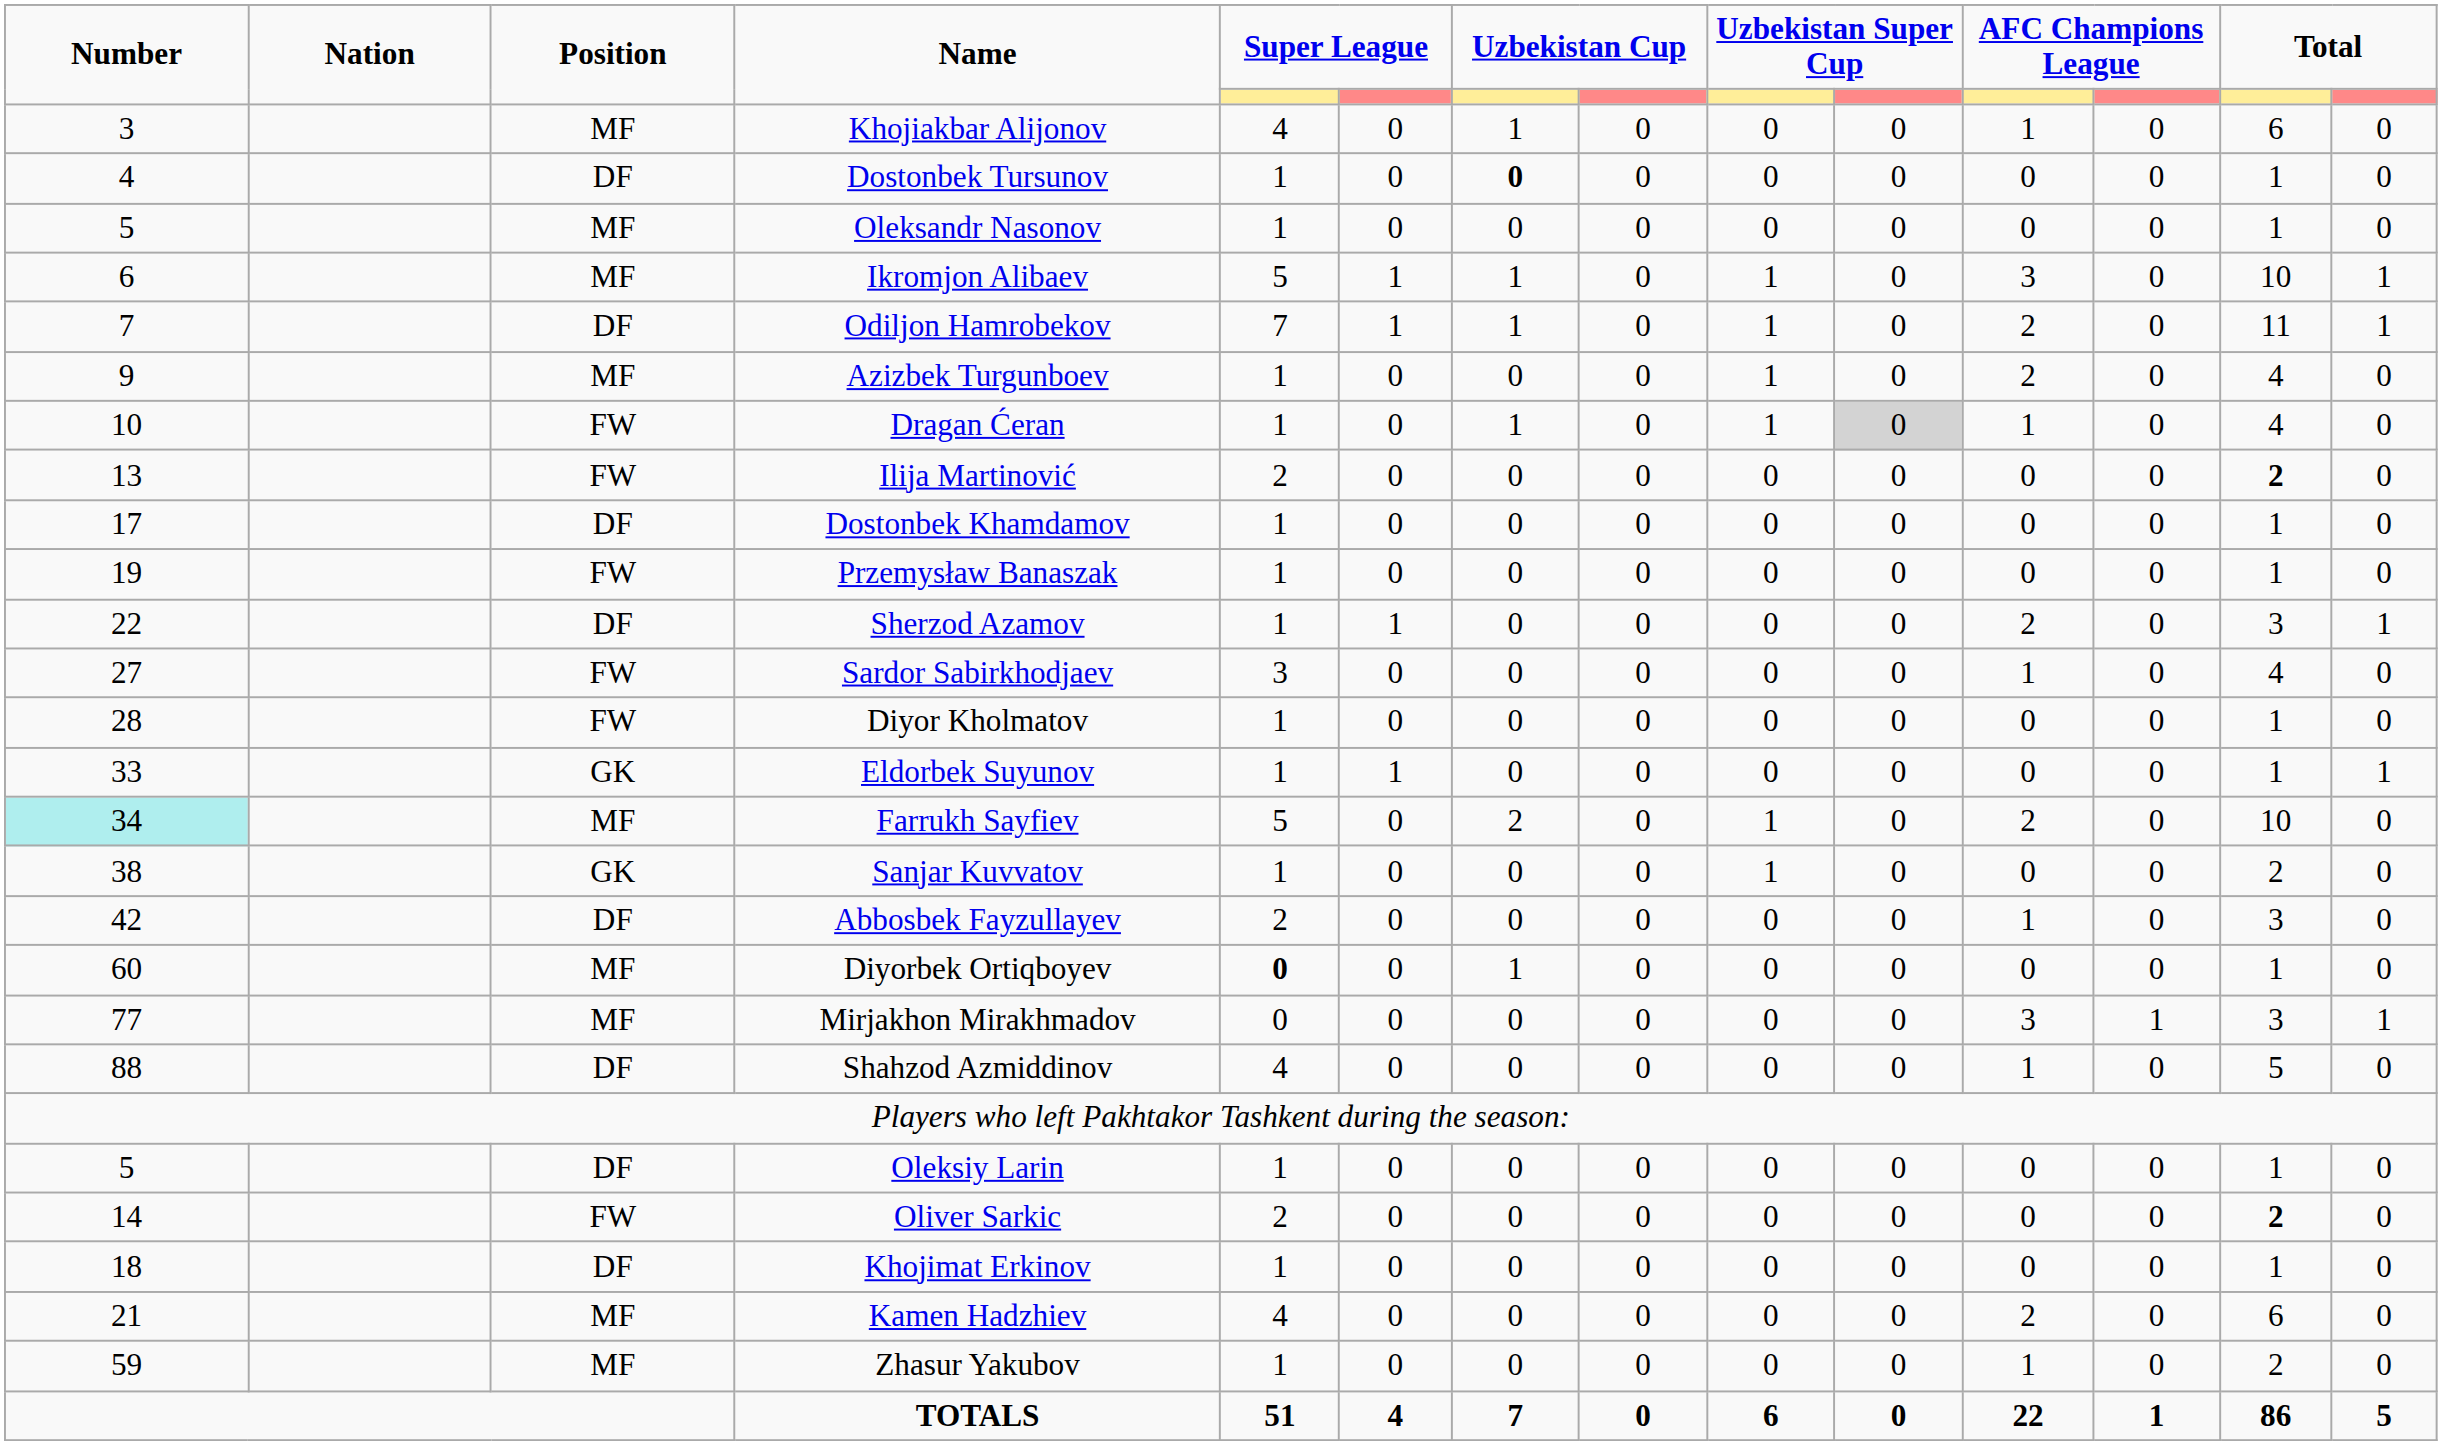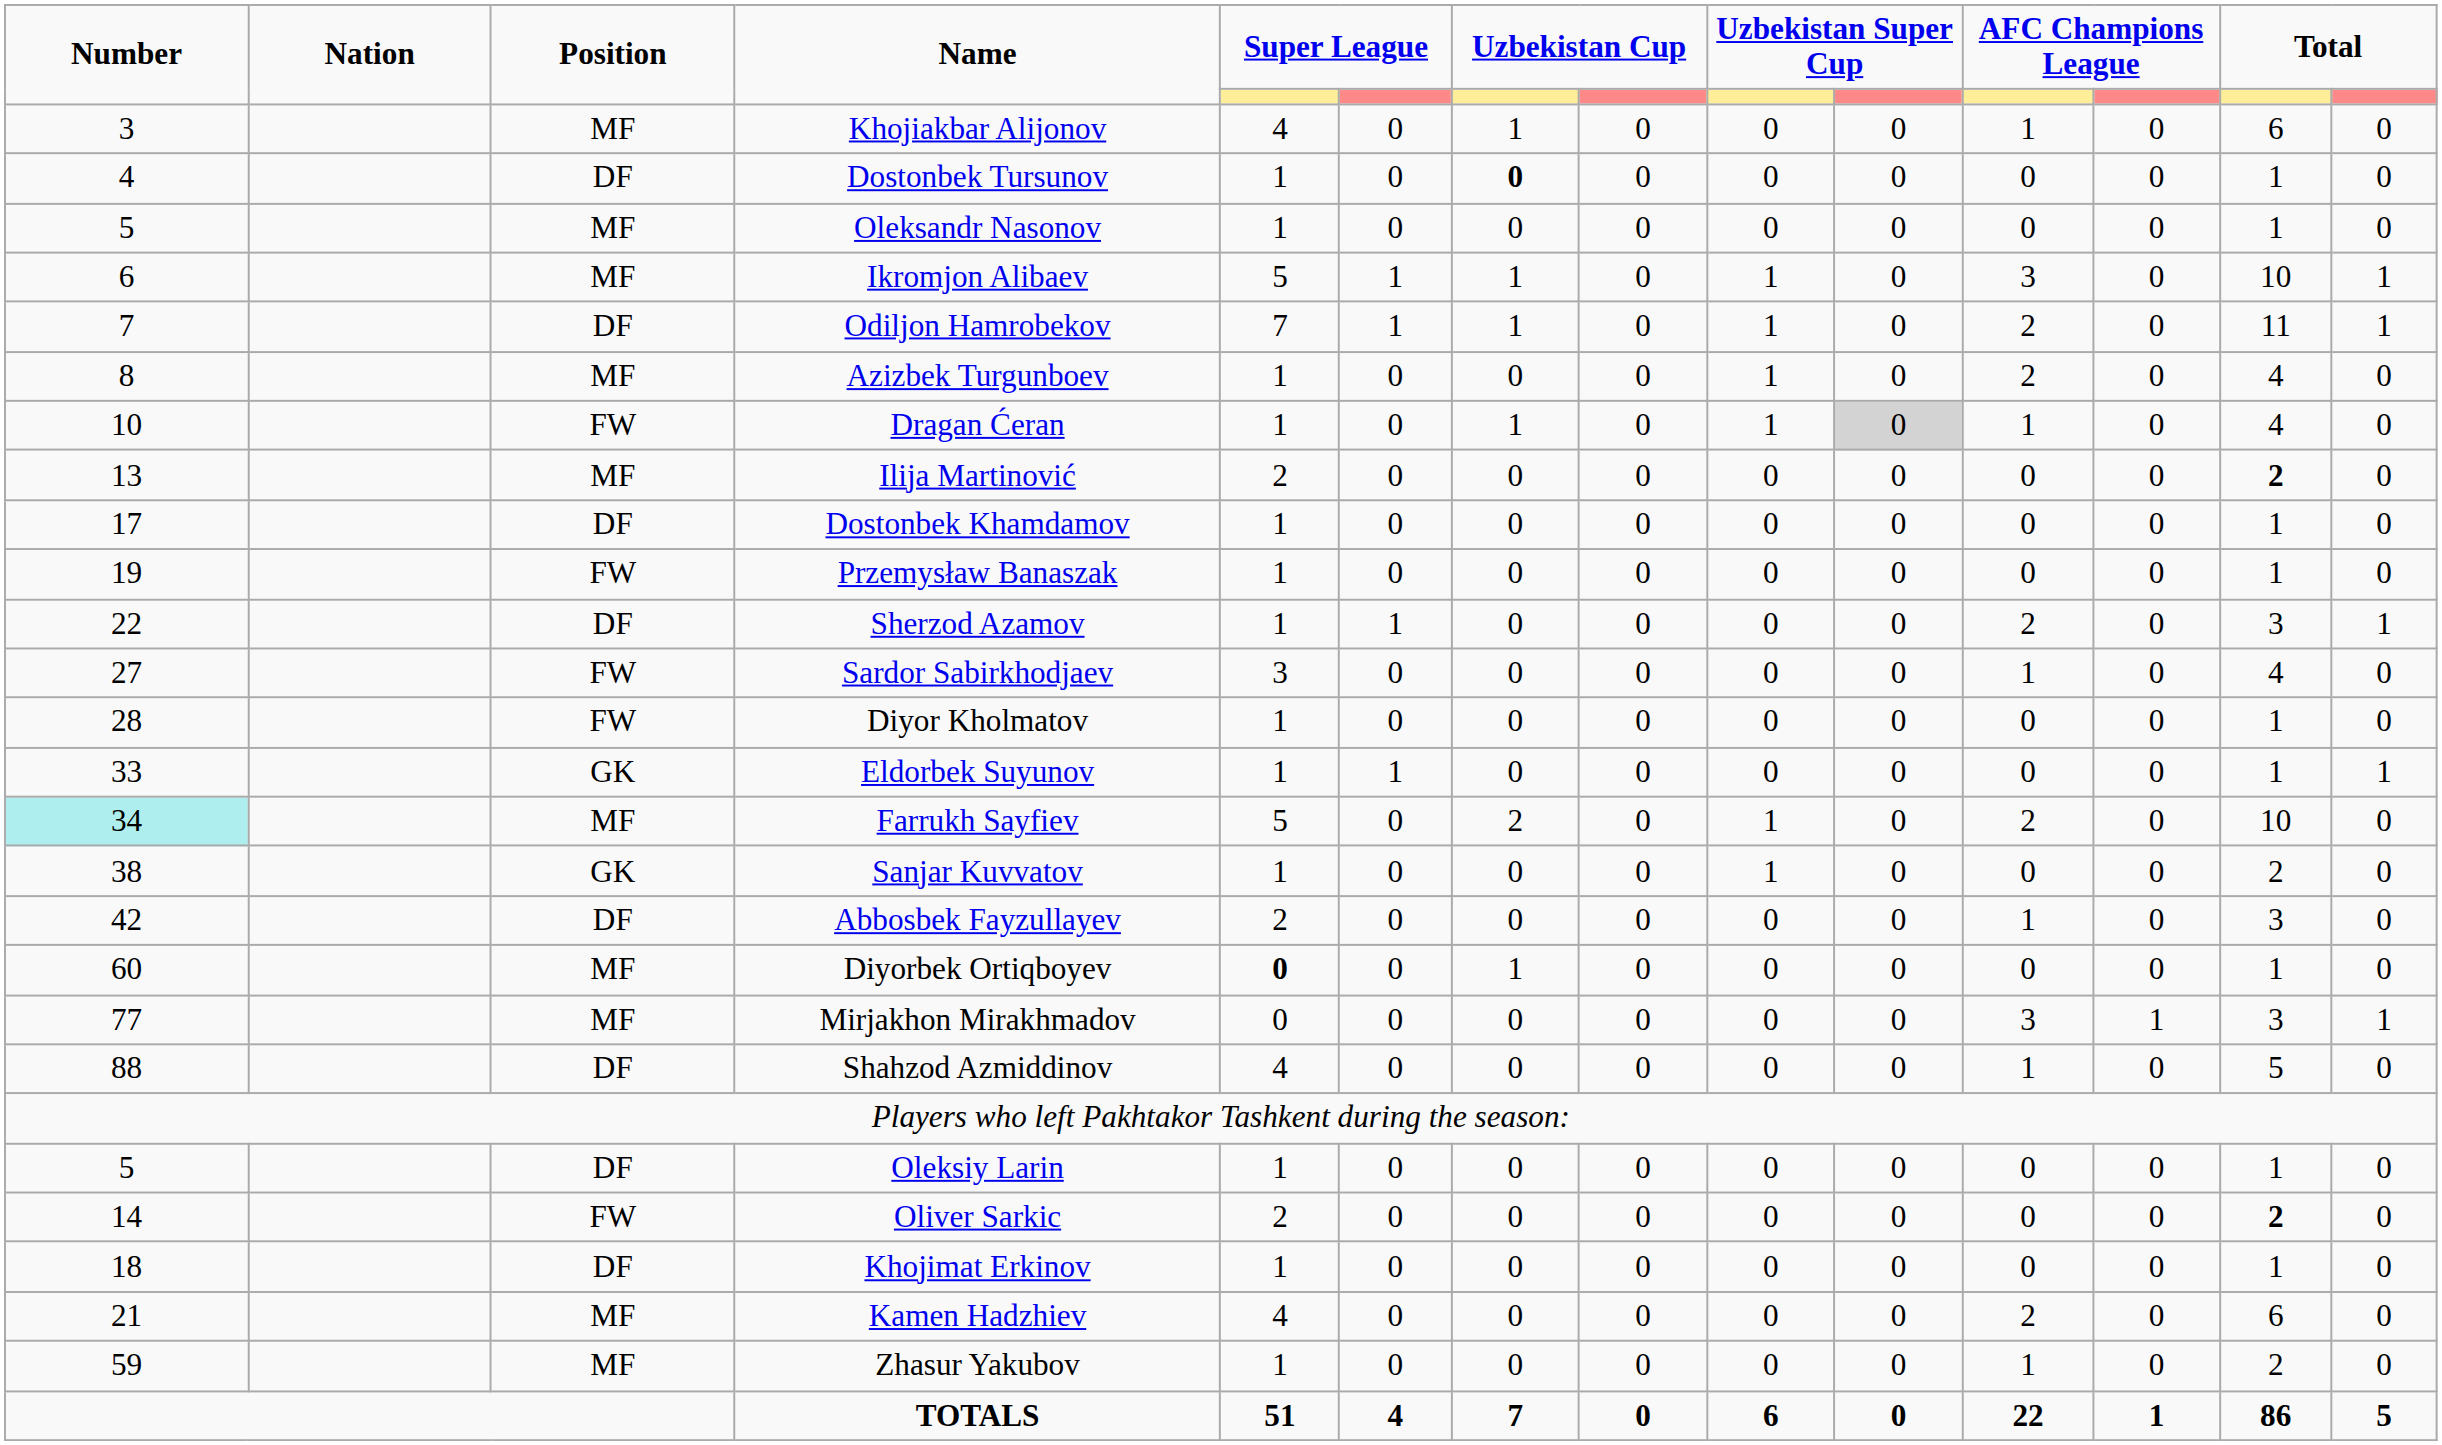(127, 375) 9 -> (127, 375) 8
(613, 474) FW -> (613, 474) MF
